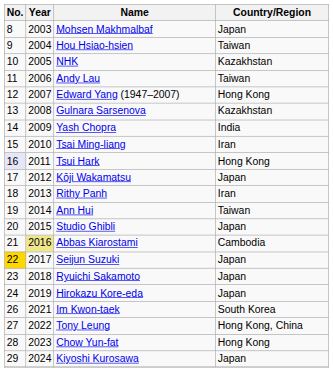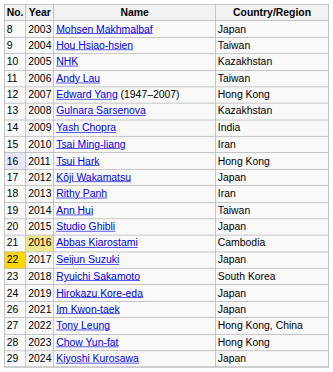(232, 276) Japan -> (247, 276) South Korea
(247, 309) South Korea -> (232, 309) Japan
